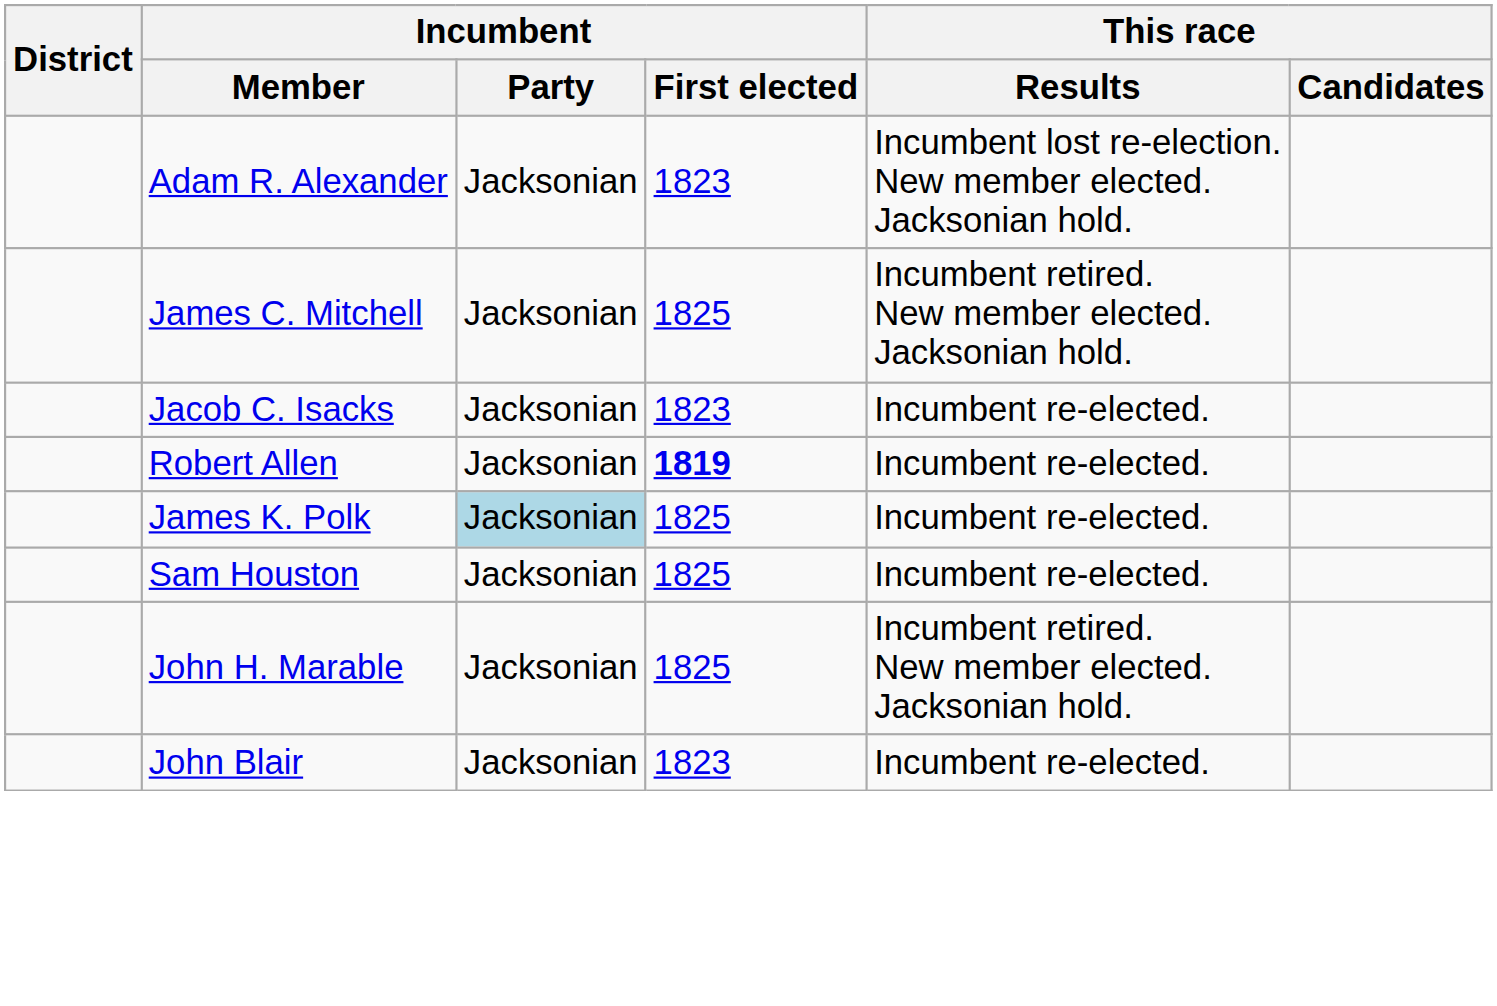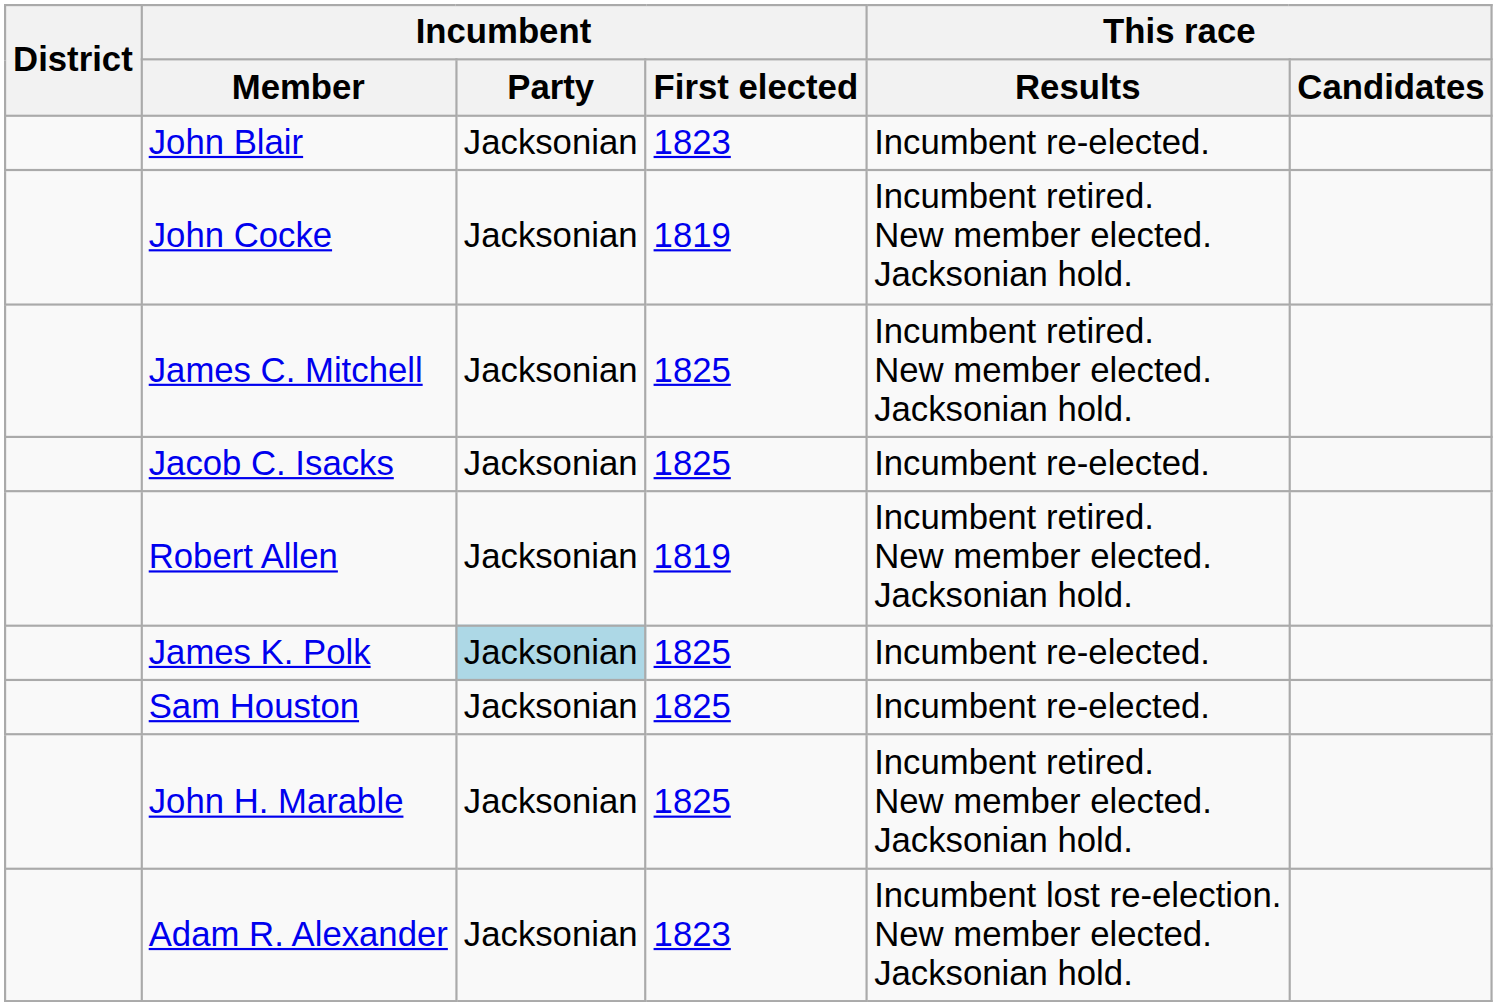rows swapped: (226, 761) <-> (298, 181)
+ row: (240, 236)
(692, 408) 1823 -> (692, 463) 1825
(692, 463) bold -> (692, 557) normal
(1042, 463) Incumbent re-elected. -> (1043, 557) Incumbent retired. New member elected. Jacksonian hold.
